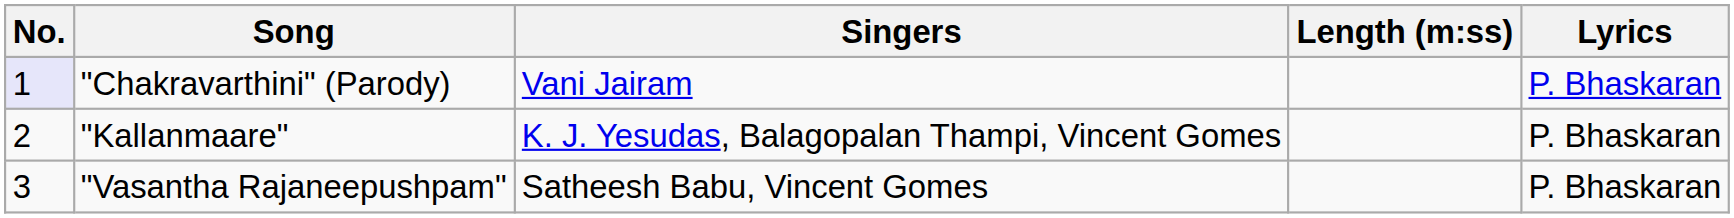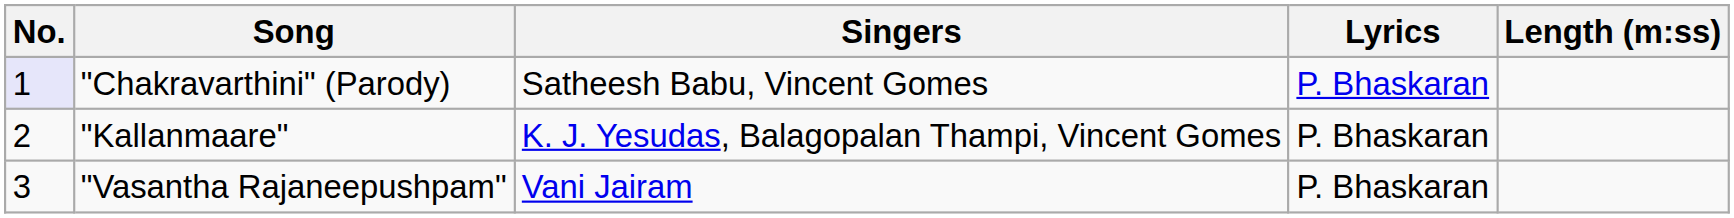columns swapped: (1625, 31) <-> (1405, 31)
(607, 83) Vani Jairam -> (755, 83) Satheesh Babu, Vincent Gomes
(755, 187) Satheesh Babu, Vincent Gomes -> (607, 187) Vani Jairam
